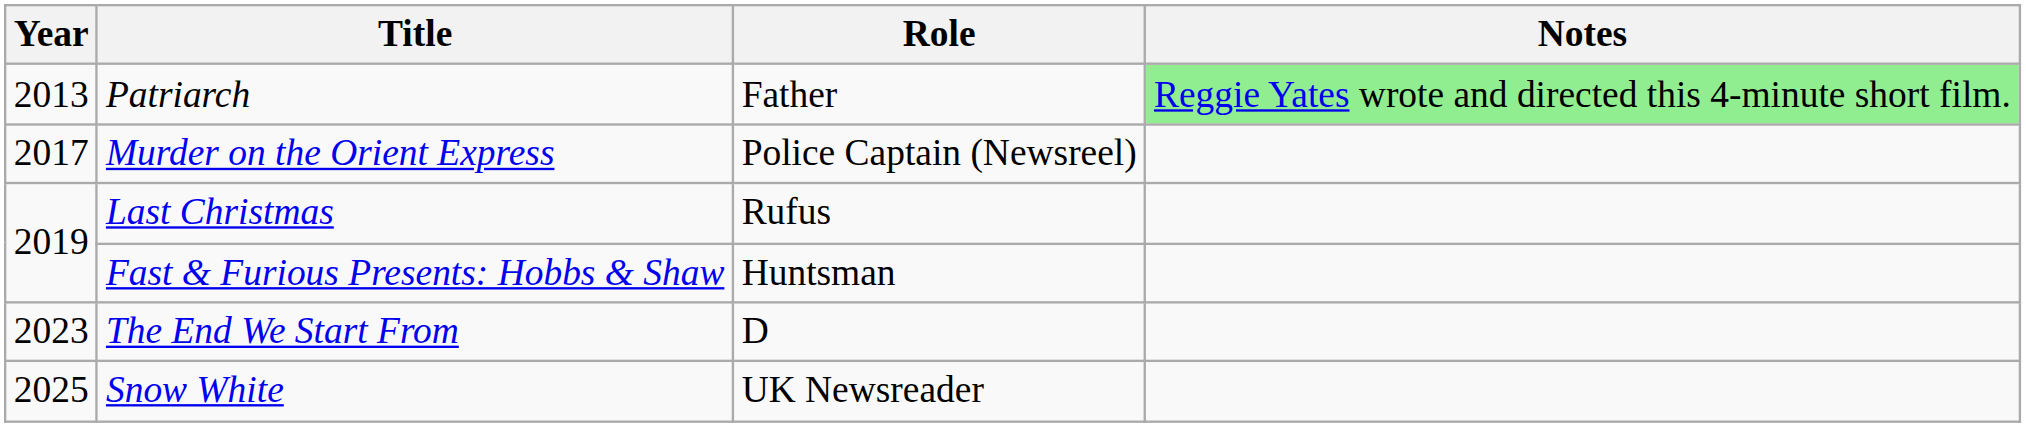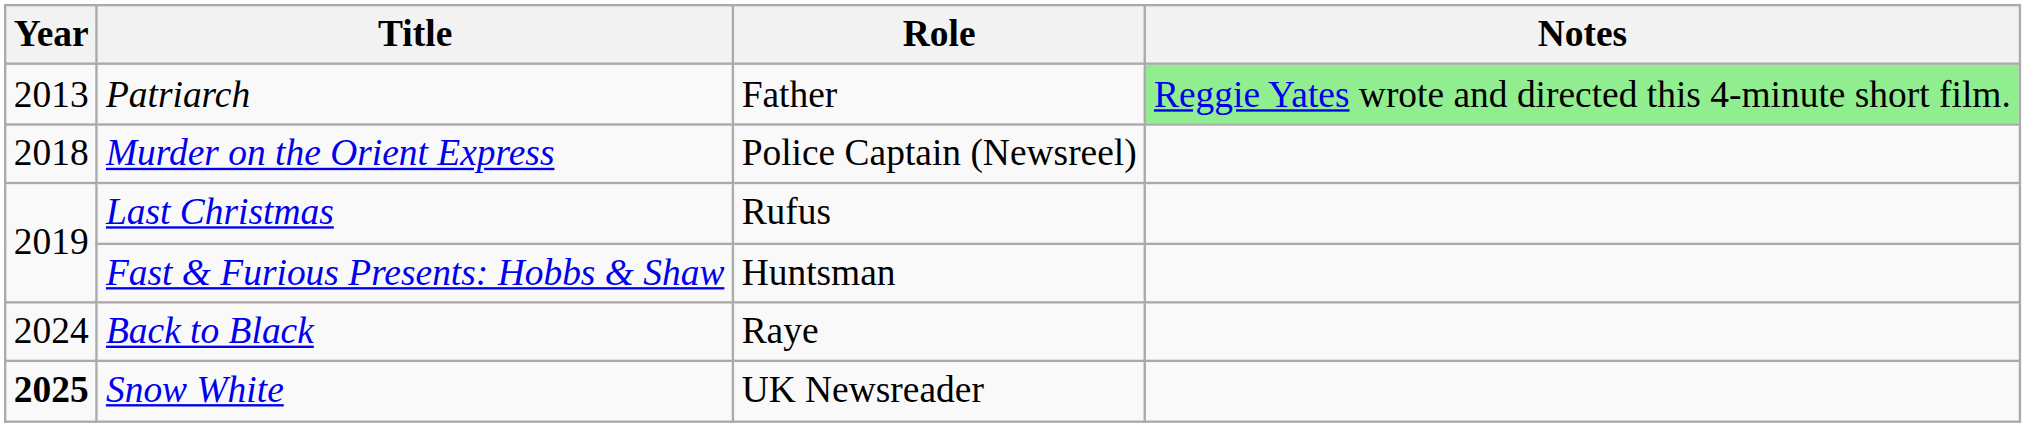(51, 152) 2017 -> (51, 152) 2018
- row: (282, 331)
+ row: (210, 331)
(51, 390) normal -> (51, 390) bold
